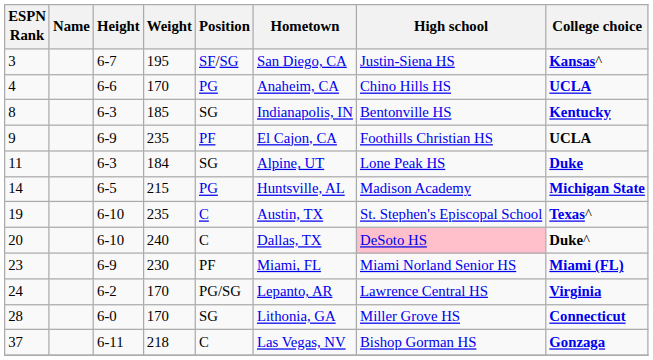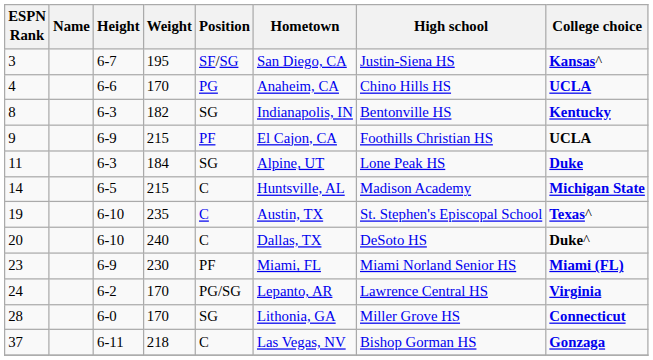(158, 112) 185 -> (158, 112) 182
(158, 137) 235 -> (158, 137) 215
(208, 189) PG -> (204, 189) C
(393, 240) pink background -> (393, 240) no background
